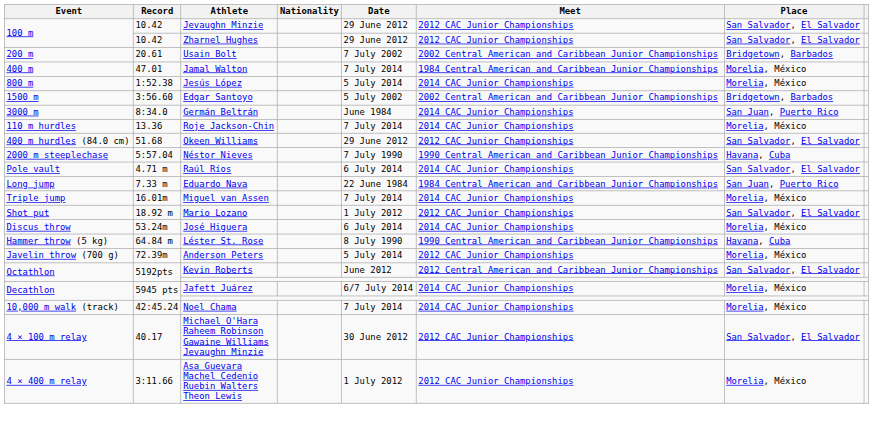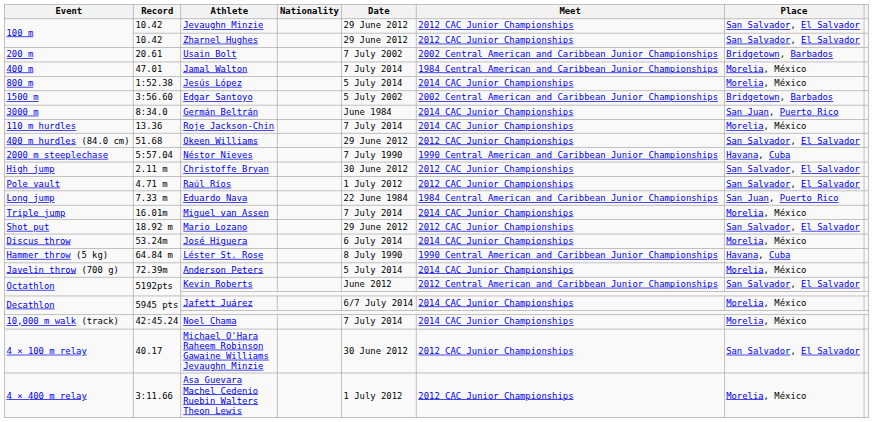+ row: (31, 170)
(373, 170) 6 July 2014 -> (373, 184) 1 July 2012
(496, 170) 2014 CAC Junior Championships -> (496, 184) 2012 CAC Junior Championships
(373, 213) 1 July 2012 -> (376, 227) 29 June 2012
(496, 256) 2012 CAC Junior Championships -> (496, 270) 2014 CAC Junior Championships
